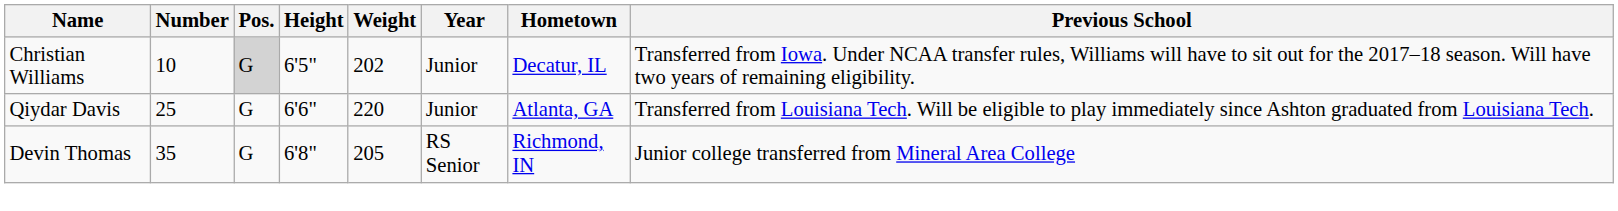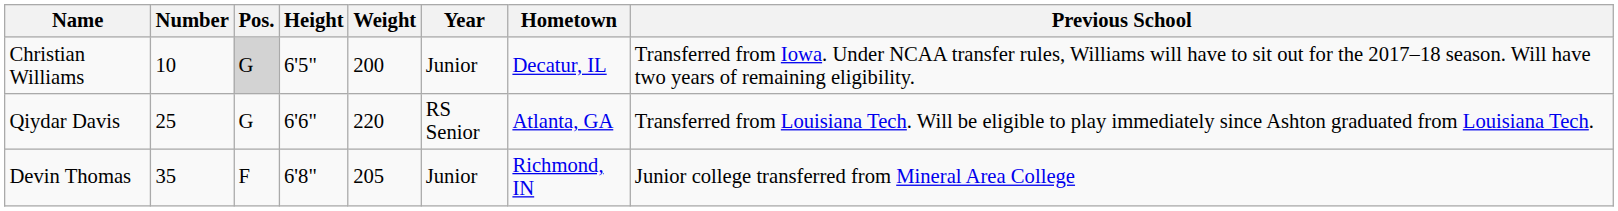(369, 65) 202 -> (369, 65) 200
(452, 109) Junior -> (453, 121) RS Senior
(246, 153) G -> (244, 177) F
(453, 153) RS Senior -> (452, 177) Junior
